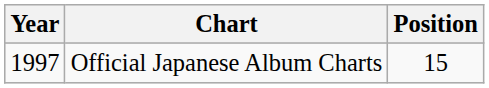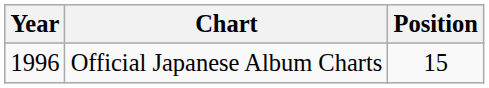(35, 62) 1997 -> (35, 62) 1996
